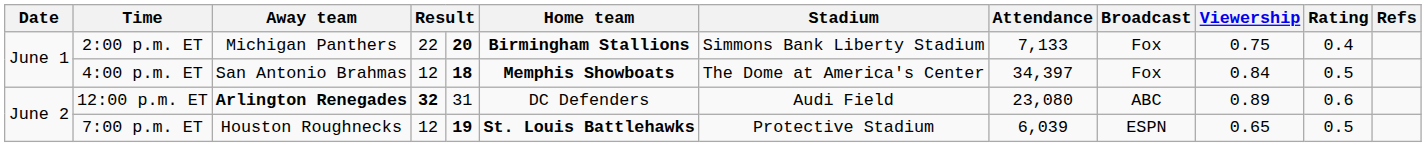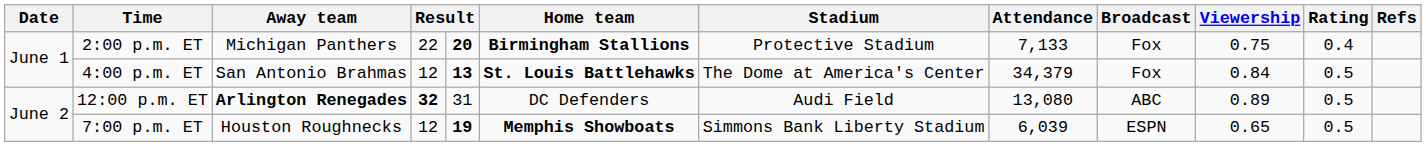(844, 46) Simmons Bank Liberty Stadium -> (844, 46) Protective Stadium
(462, 73) 18 -> (462, 73) 13
(589, 73) Memphis Showboats -> (589, 73) St. Louis Battlehawks
(1043, 73) 34,397 -> (1043, 73) 34,379
(1043, 100) 23,080 -> (1043, 100) 13,080
(1338, 100) 0.6 -> (1338, 100) 0.5
(589, 128) St. Louis Battlehawks -> (589, 128) Memphis Showboats
(844, 128) Protective Stadium -> (844, 128) Simmons Bank Liberty Stadium
